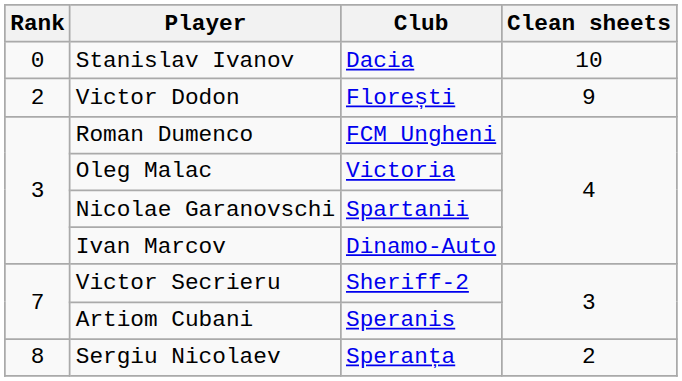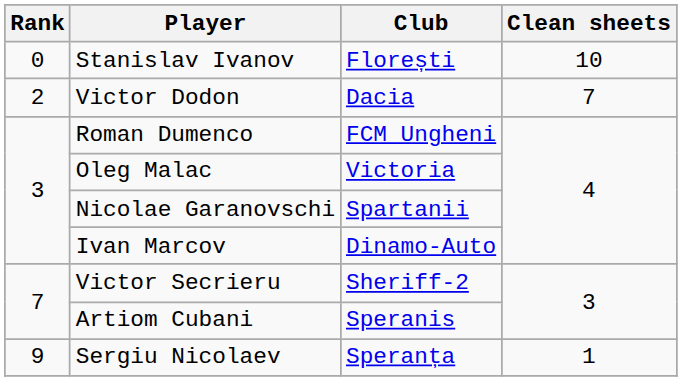(380, 60) Dacia -> (401, 60) Florești
(401, 98) Florești -> (380, 98) Dacia
(589, 98) 9 -> (589, 98) 7
(38, 357) 8 -> (38, 357) 9
(589, 357) 2 -> (589, 357) 1
